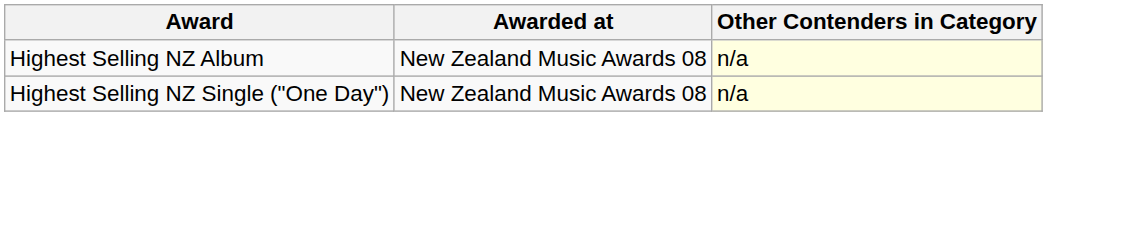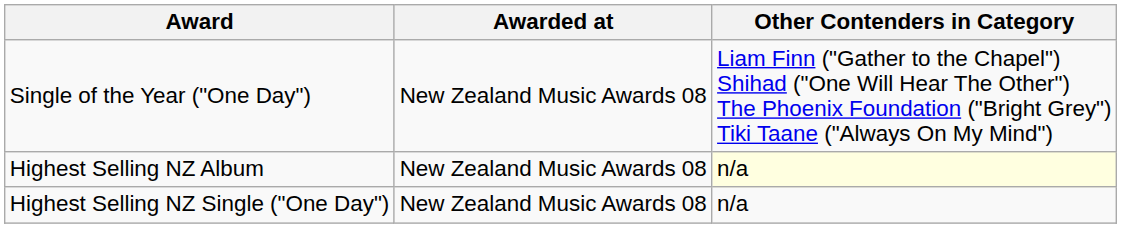+ row: (160, 95)
(733, 93) lightyellow background -> (733, 204) no background
